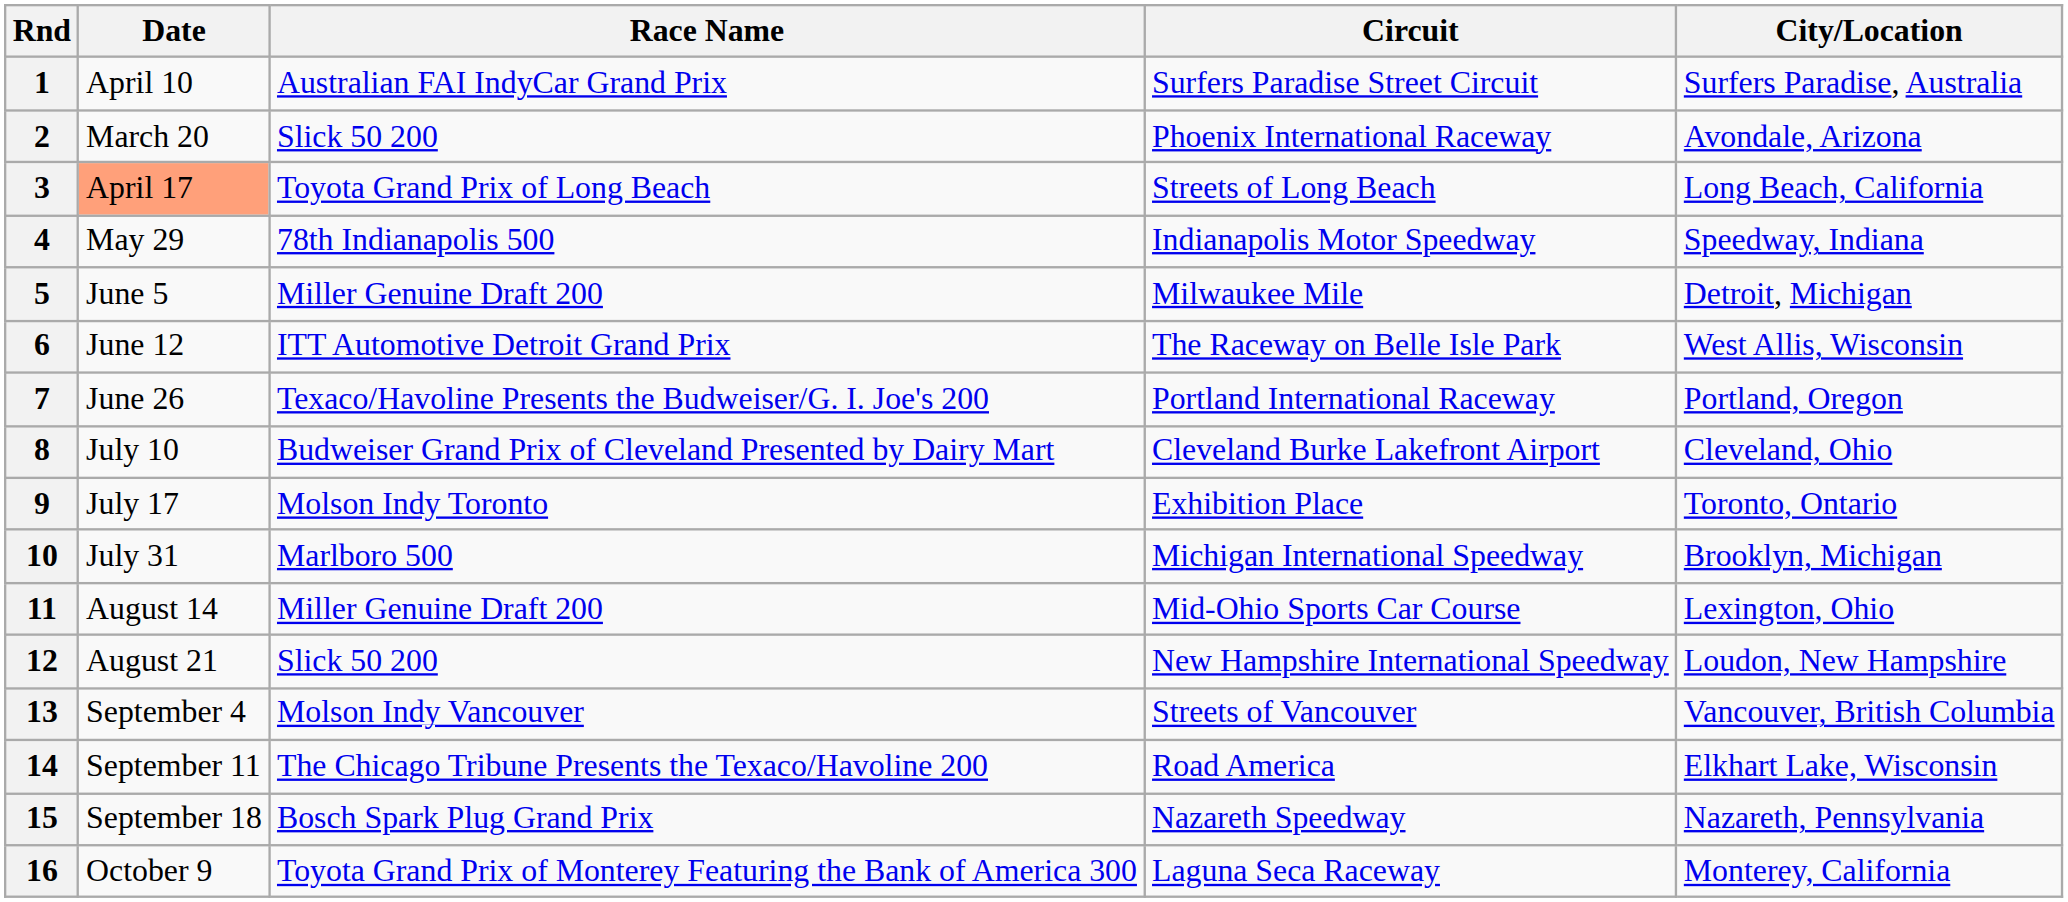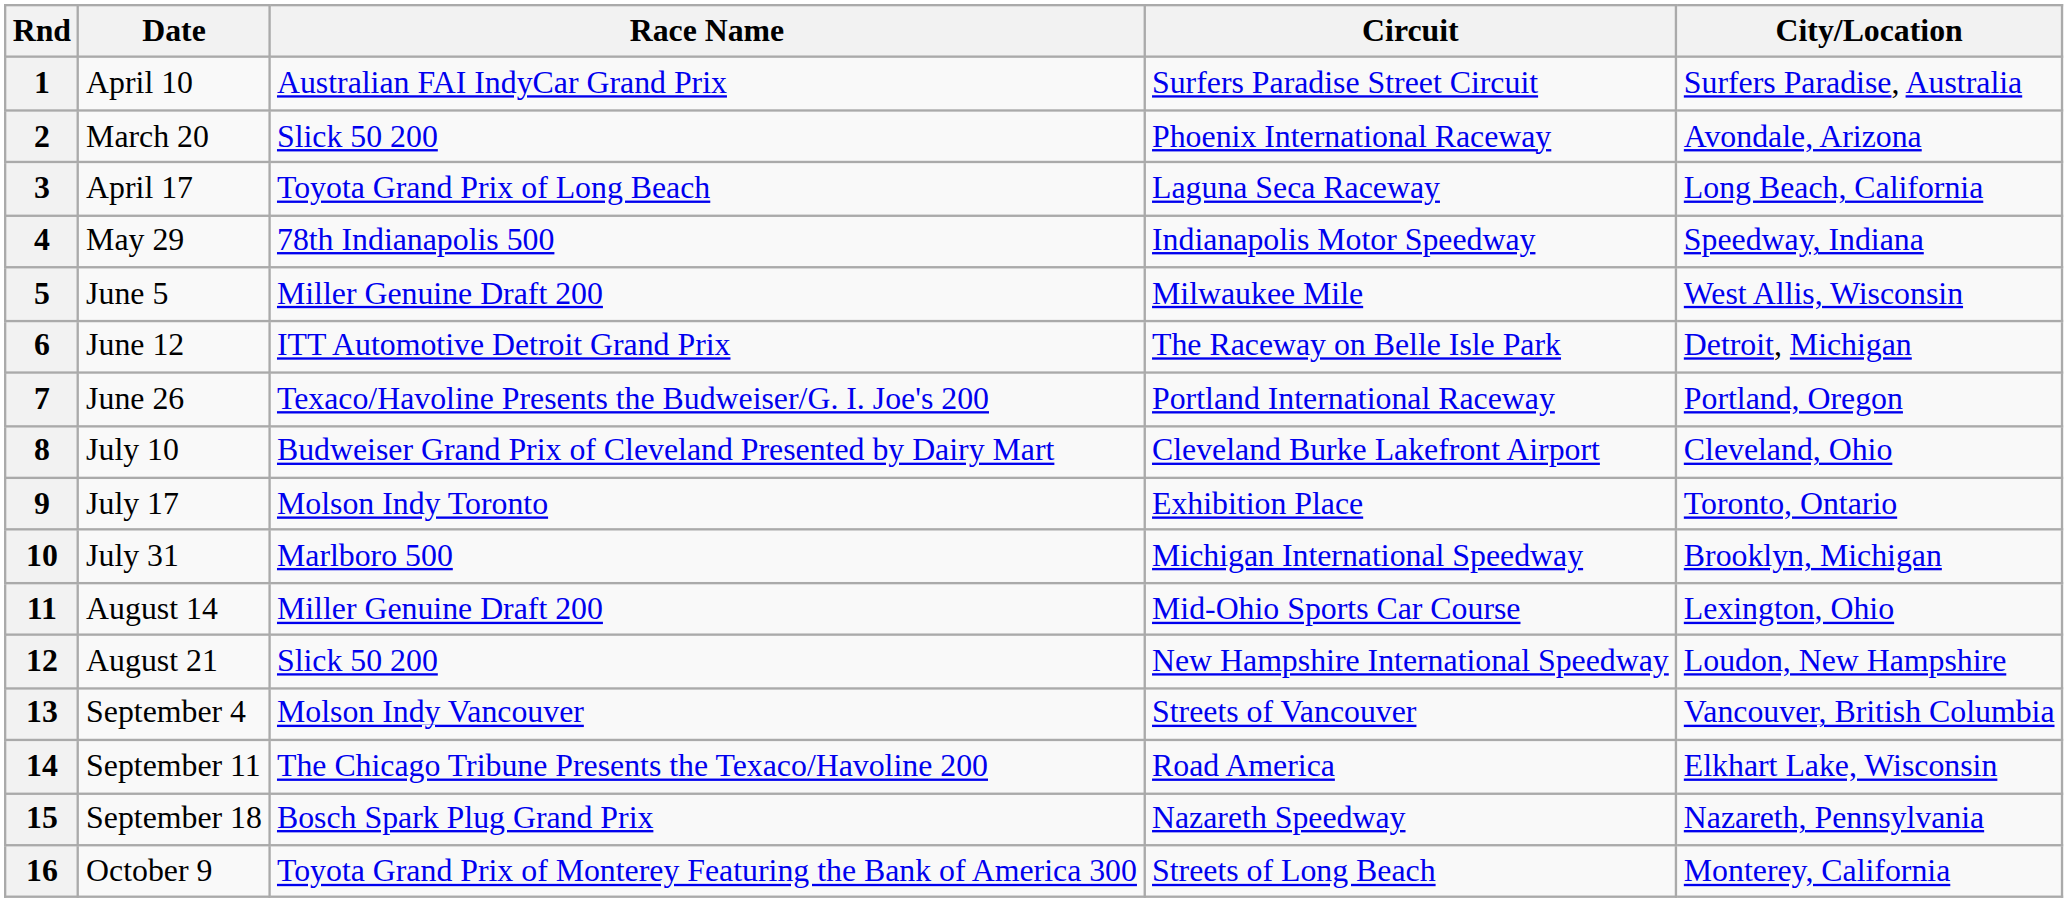(140, 187) lightsalmon background -> (140, 187) no background
(1294, 187) Streets of Long Beach -> (1296, 187) Laguna Seca Raceway
(1798, 292) Detroit, Michigan -> (1823, 292) West Allis, Wisconsin
(1823, 345) West Allis, Wisconsin -> (1798, 345) Detroit, Michigan
(1296, 870) Laguna Seca Raceway -> (1294, 870) Streets of Long Beach
